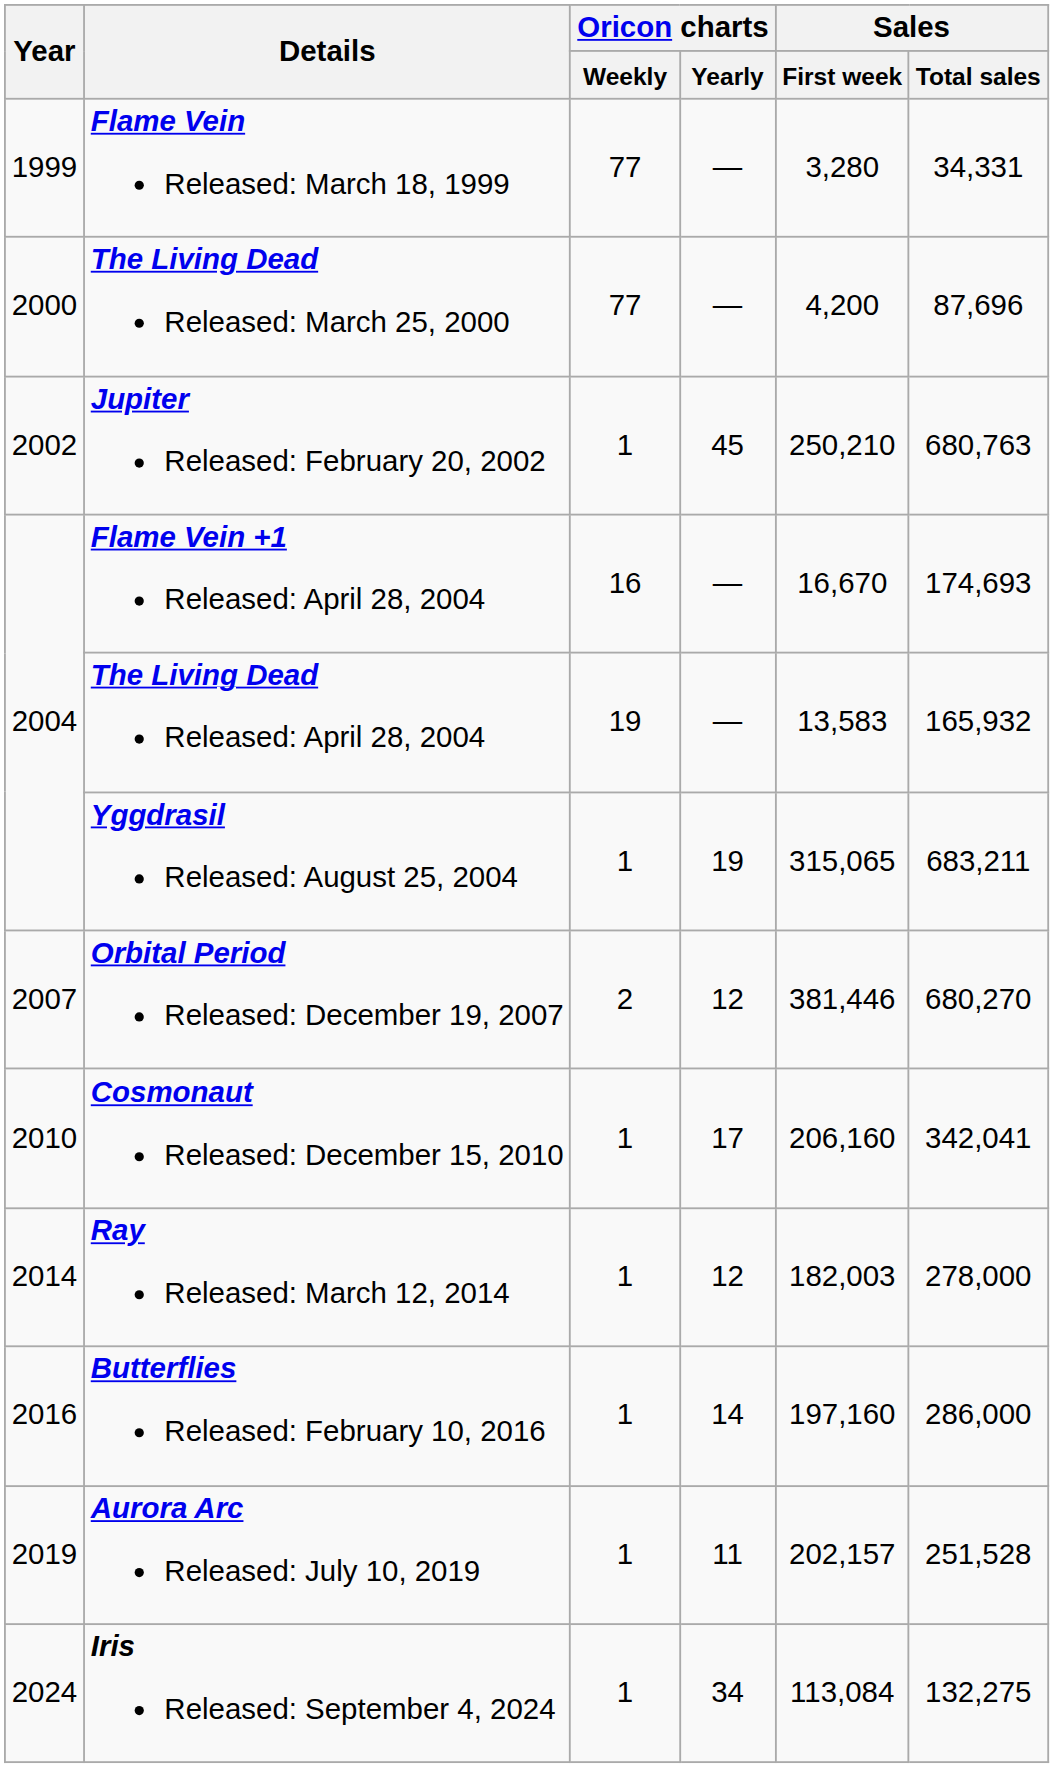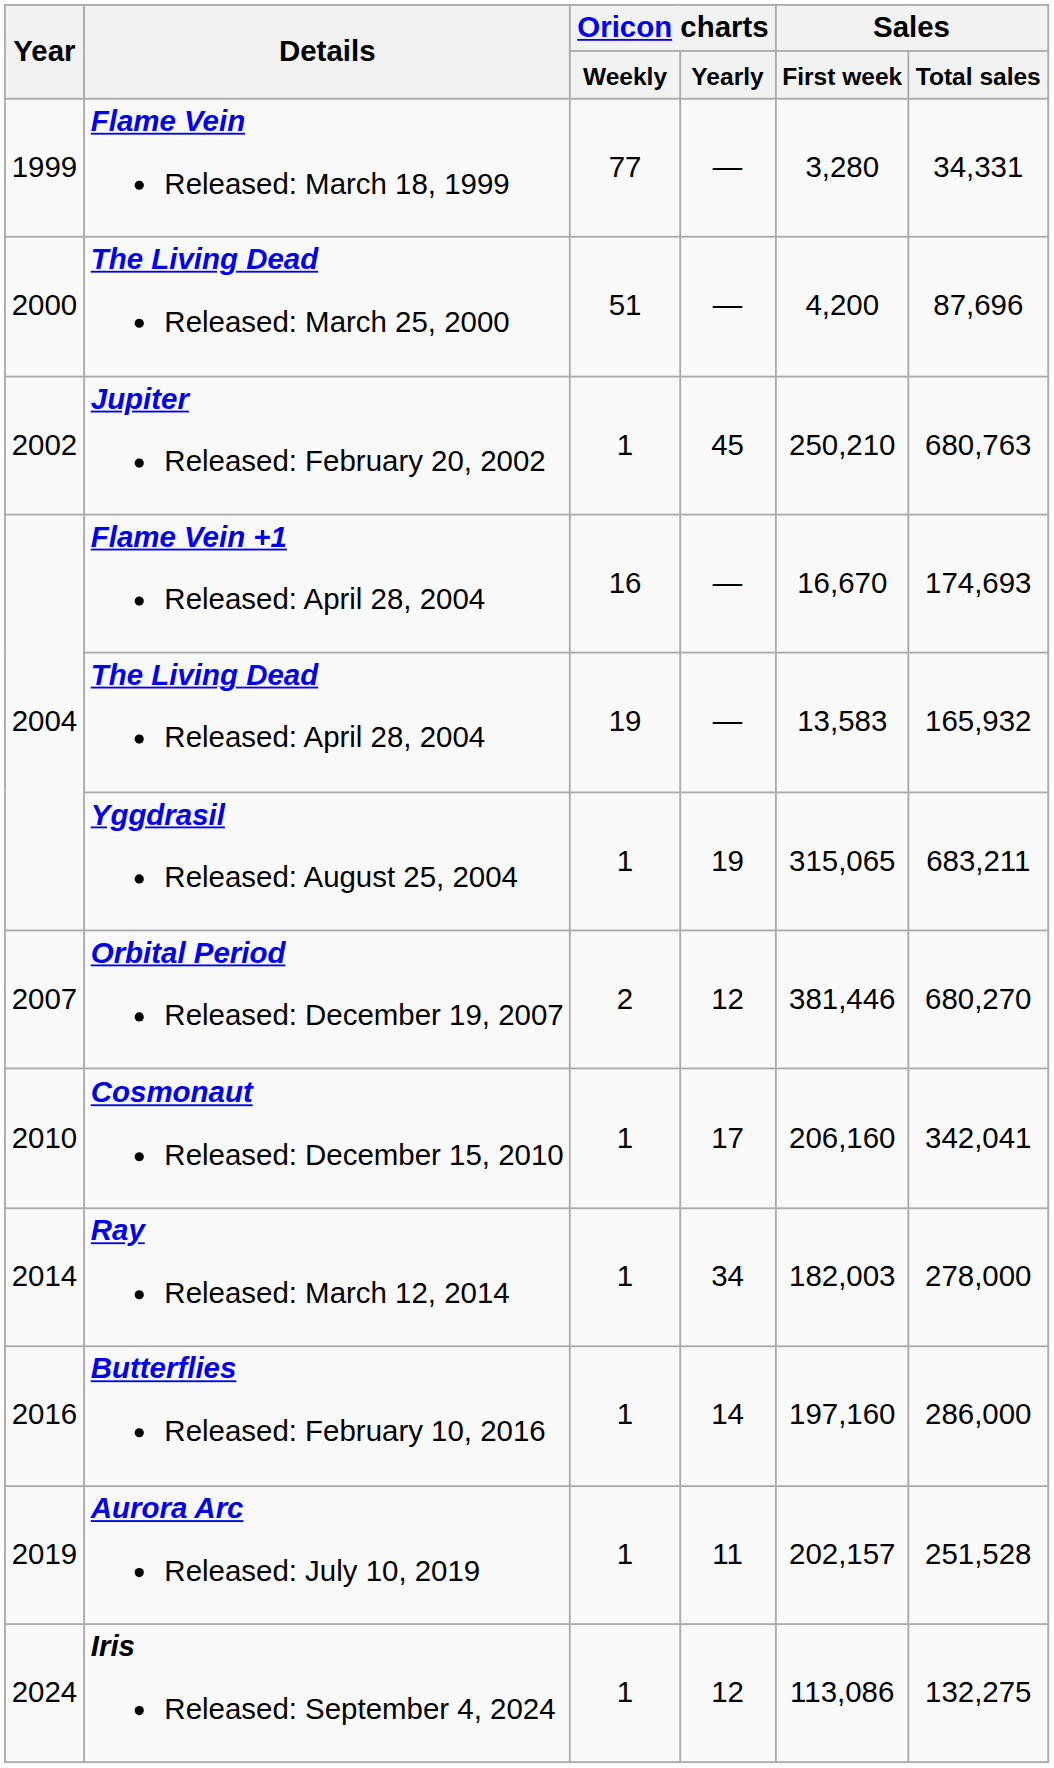(625, 305) 77 -> (625, 305) 51
(728, 1276) 12 -> (728, 1276) 34
(728, 1692) 34 -> (728, 1692) 12
(842, 1692) 113,084 -> (842, 1692) 113,086
